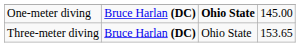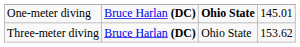(276, 13) 145.00 -> (276, 13) 145.01
(276, 32) 153.65 -> (276, 32) 153.62
